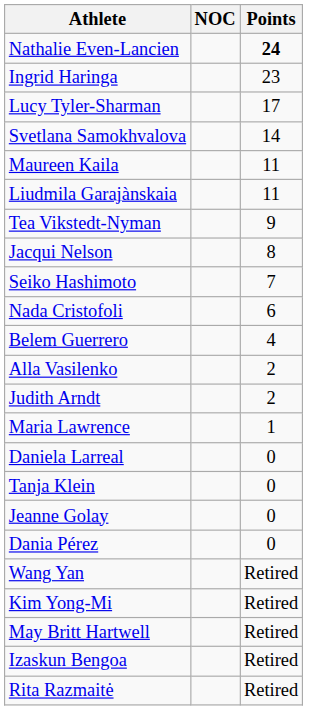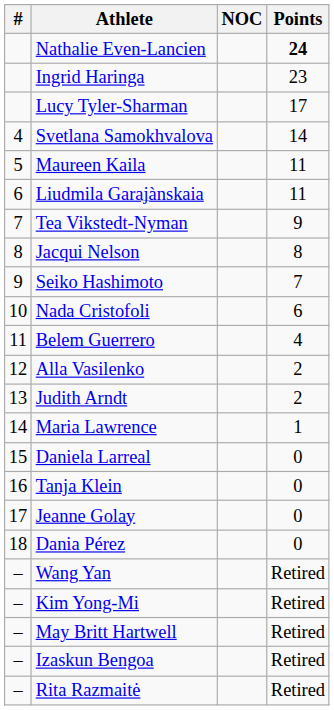+ column: (18, 19)
